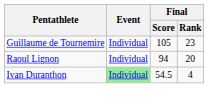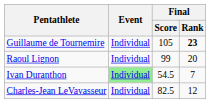(190, 44) normal -> (193, 44) bold
(164, 59) 94 -> (166, 59) 99
(190, 75) 4 -> (193, 75) 7
+ row: (57, 91)
